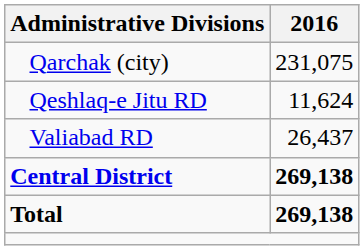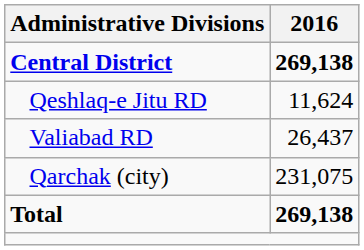rows swapped: (91, 175) <-> (99, 61)
